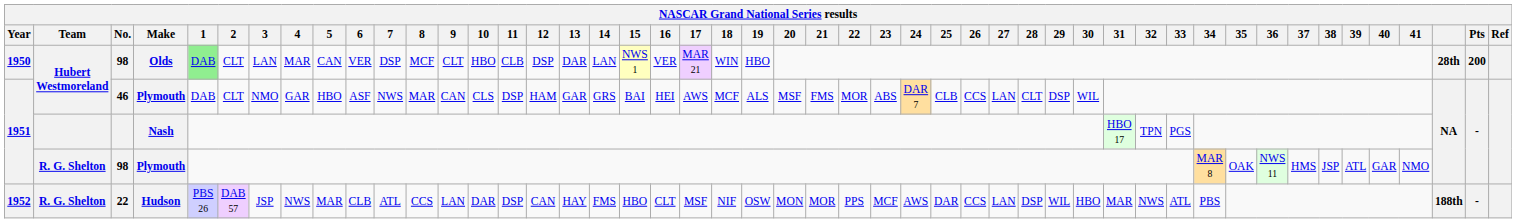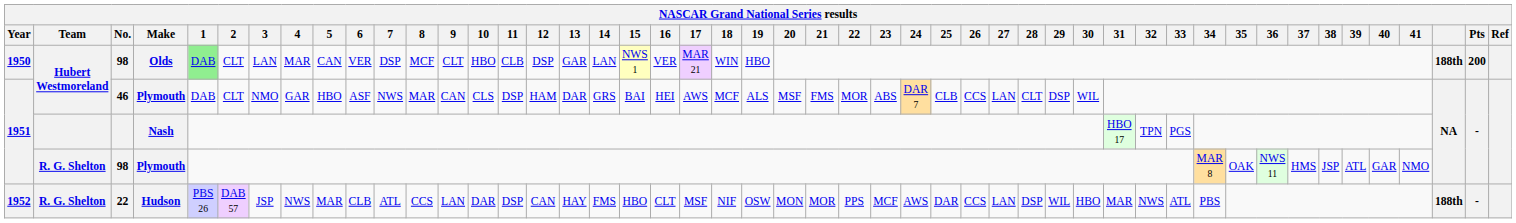(574, 62) DAR -> (574, 62) GAR
(1449, 62) 28th -> (1449, 62) 188th
(574, 96) GAR -> (574, 96) DAR
